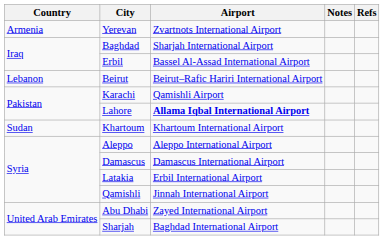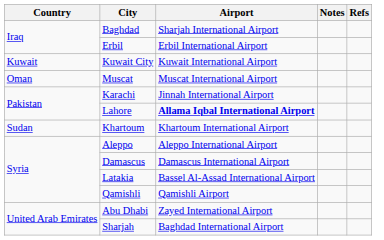- row: (119, 29)
(231, 62) Bassel Al-Assad International Airport -> (213, 45) Erbil International Airport
+ row: (128, 62)
- row: (115, 78)
+ row: (118, 78)
(188, 95) Qamishli Airport -> (216, 95) Jinnah International Airport
(208, 177) Erbil International Airport -> (237, 177) Bassel Al-Assad International Airport
(211, 194) Jinnah International Airport -> (194, 194) Qamishli Airport
